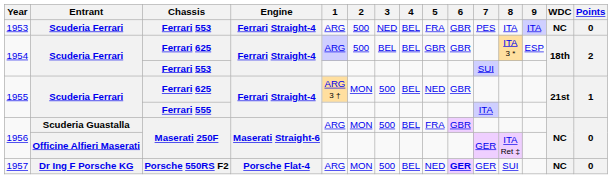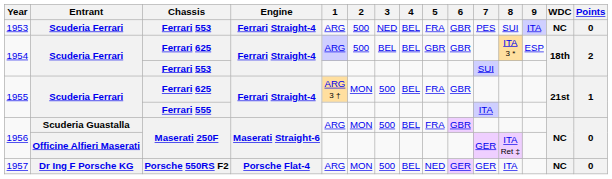(510, 28) ITA -> (510, 28) SUI
(435, 89) NED -> (435, 89) FRA
(460, 166) bold -> (460, 166) normal
(510, 166) SUI -> (510, 166) ITA
